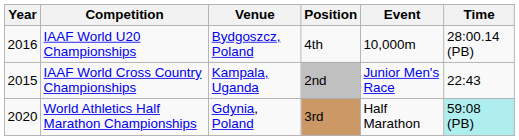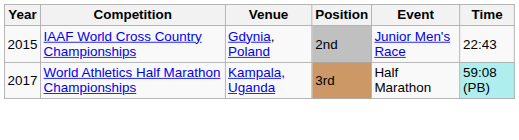- row: (92, 44)
(240, 80) Kampala, Uganda -> (251, 44) Gdynia, Poland
(22, 116) 2020 -> (22, 80) 2017
(235, 116) Gdynia, Poland -> (256, 80) Kampala, Uganda
